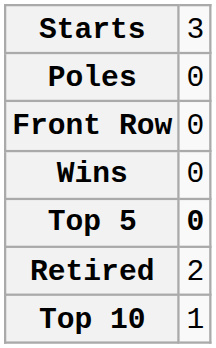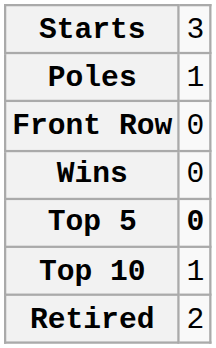(195, 78) 0 -> (195, 78) 1
rows swapped: (92, 319) <-> (92, 271)
